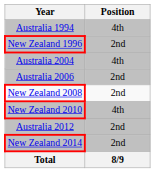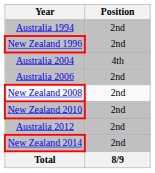(118, 28) 4th -> (118, 28) 2nd
(118, 109) 4th -> (118, 109) 2nd
